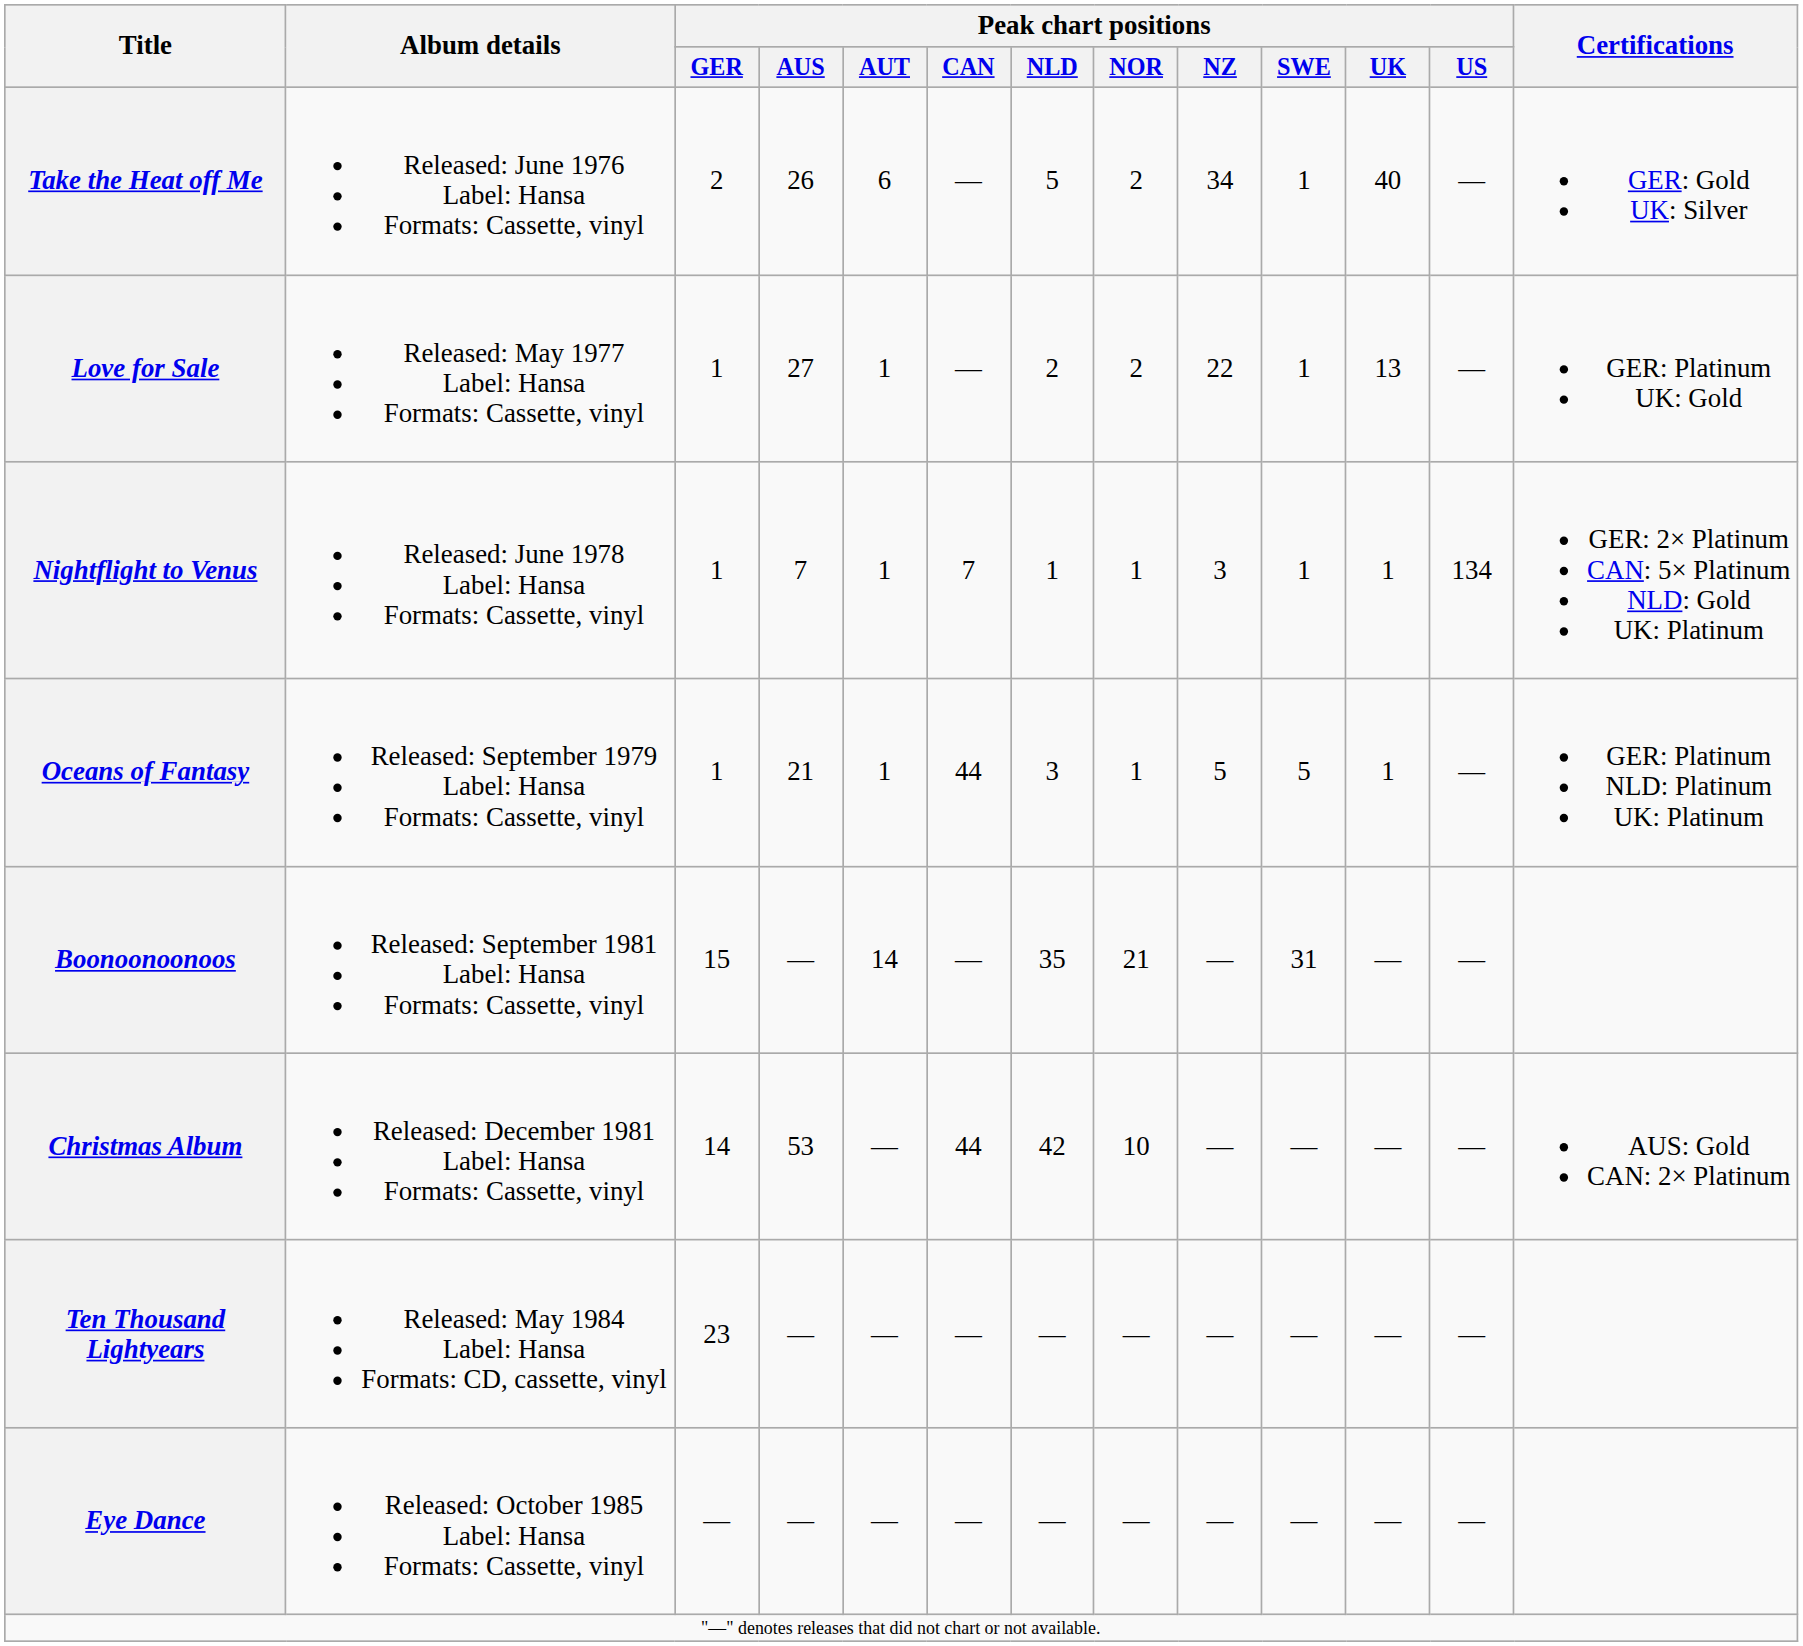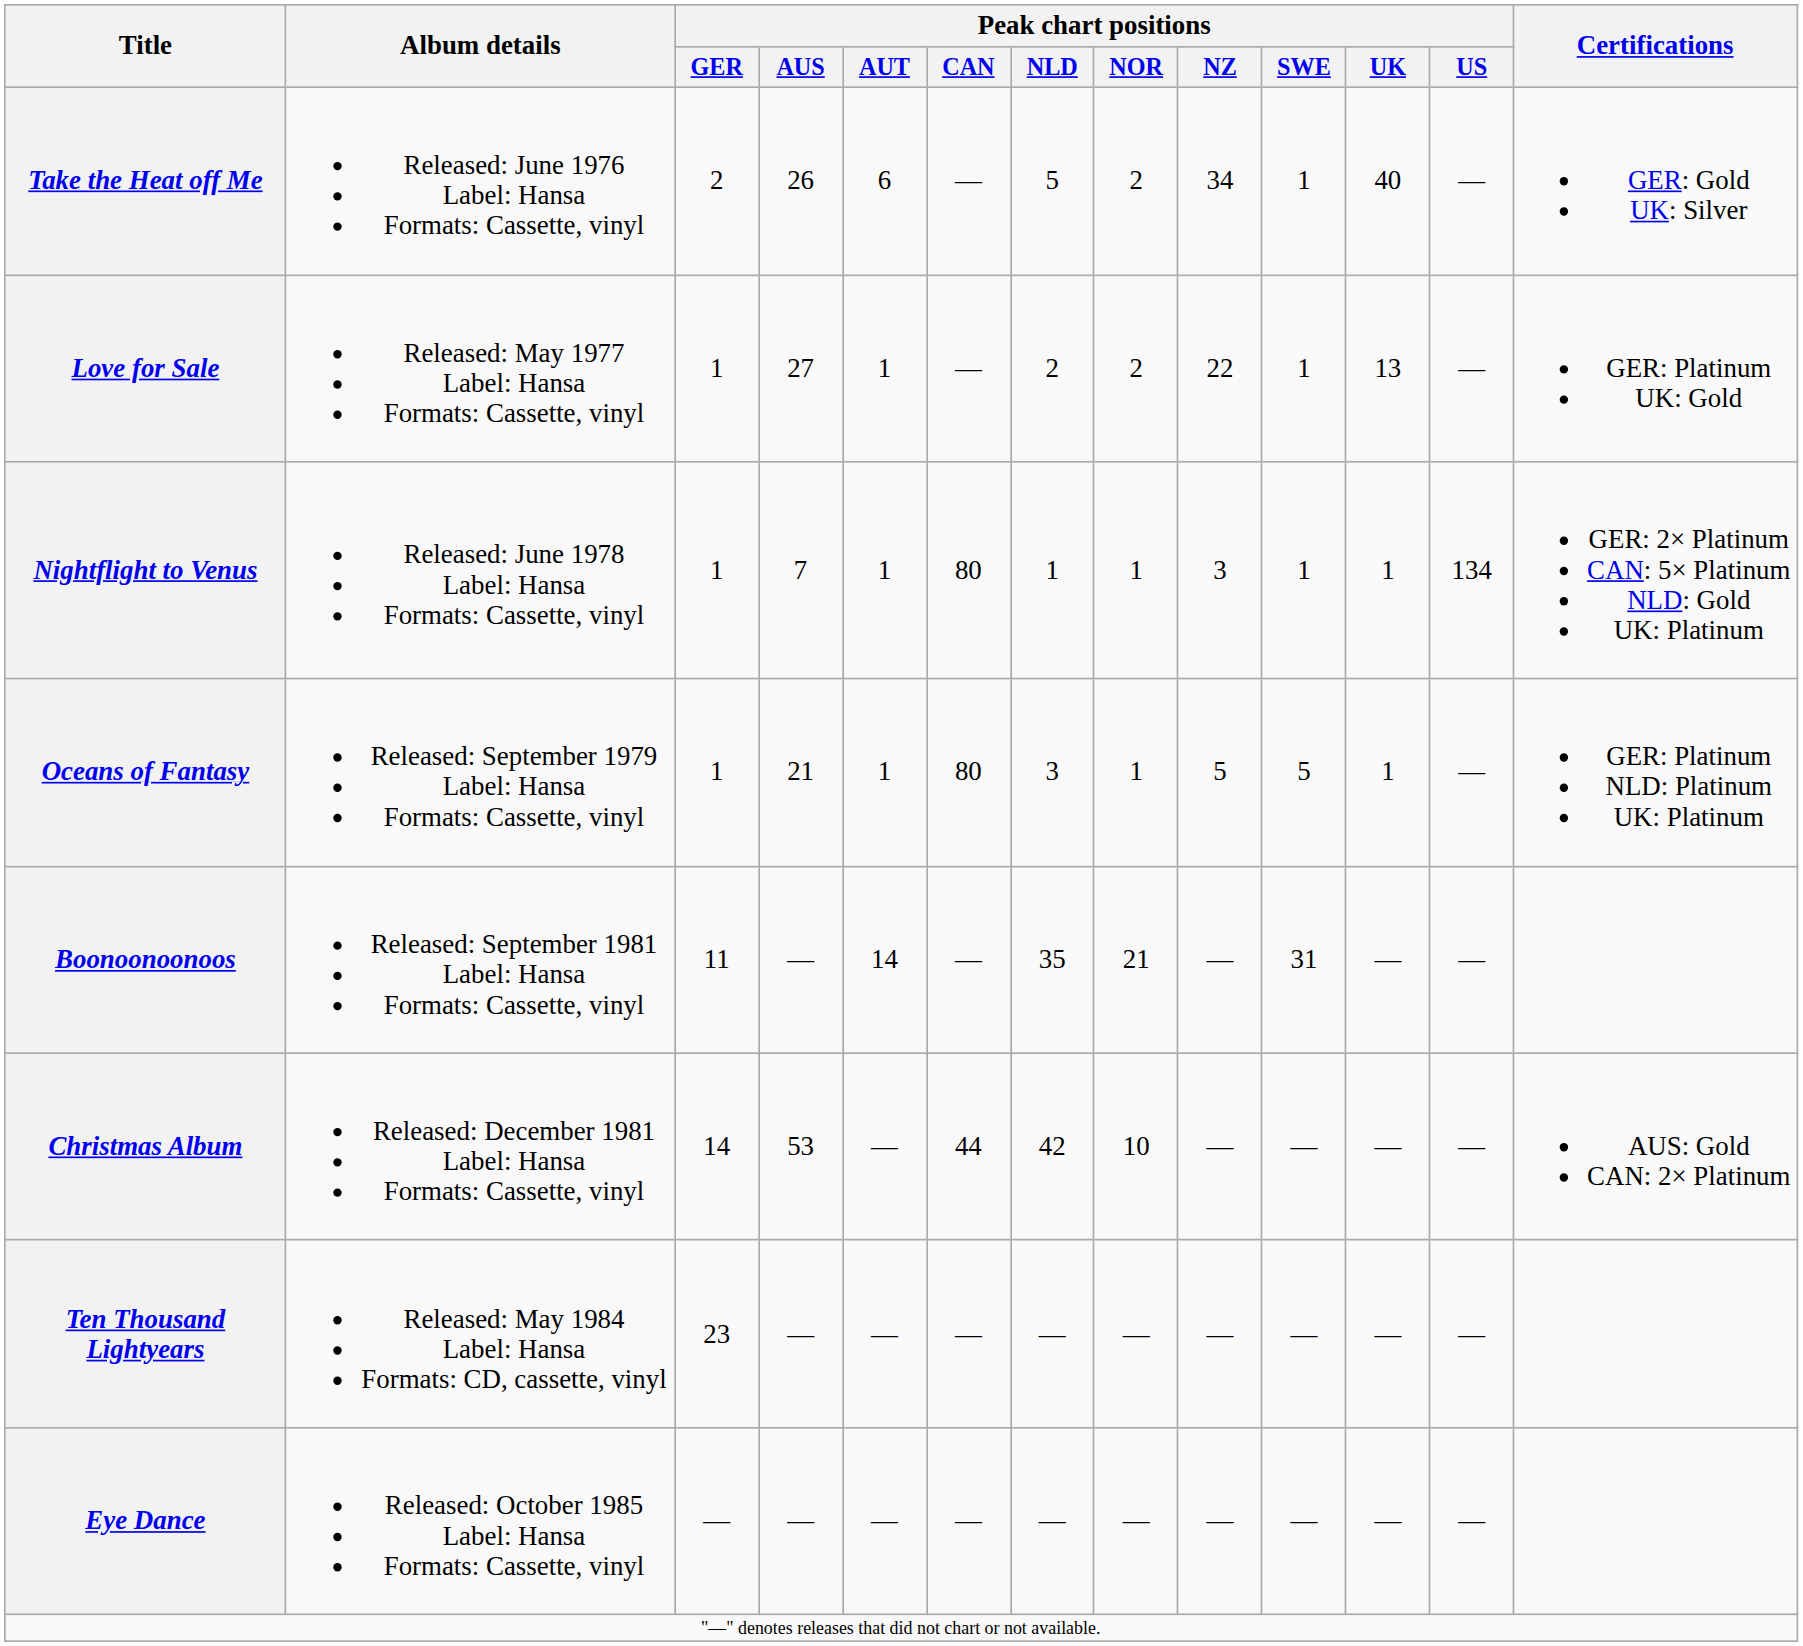(968, 569) 7 -> (968, 569) 80
(968, 772) 44 -> (968, 772) 80
(717, 959) 15 -> (717, 959) 11
